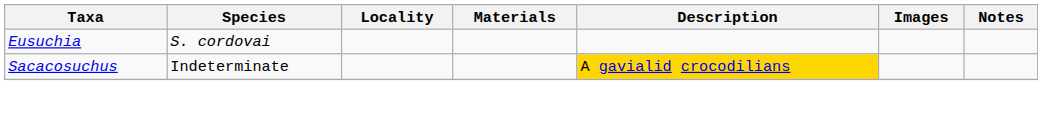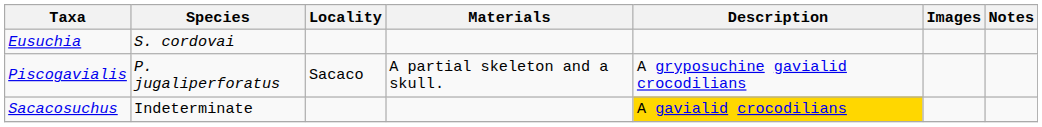+ row: (68, 75)
